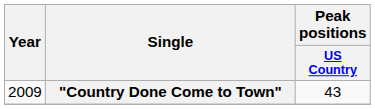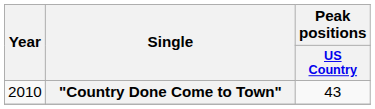(25, 92) 2009 -> (25, 92) 2010
